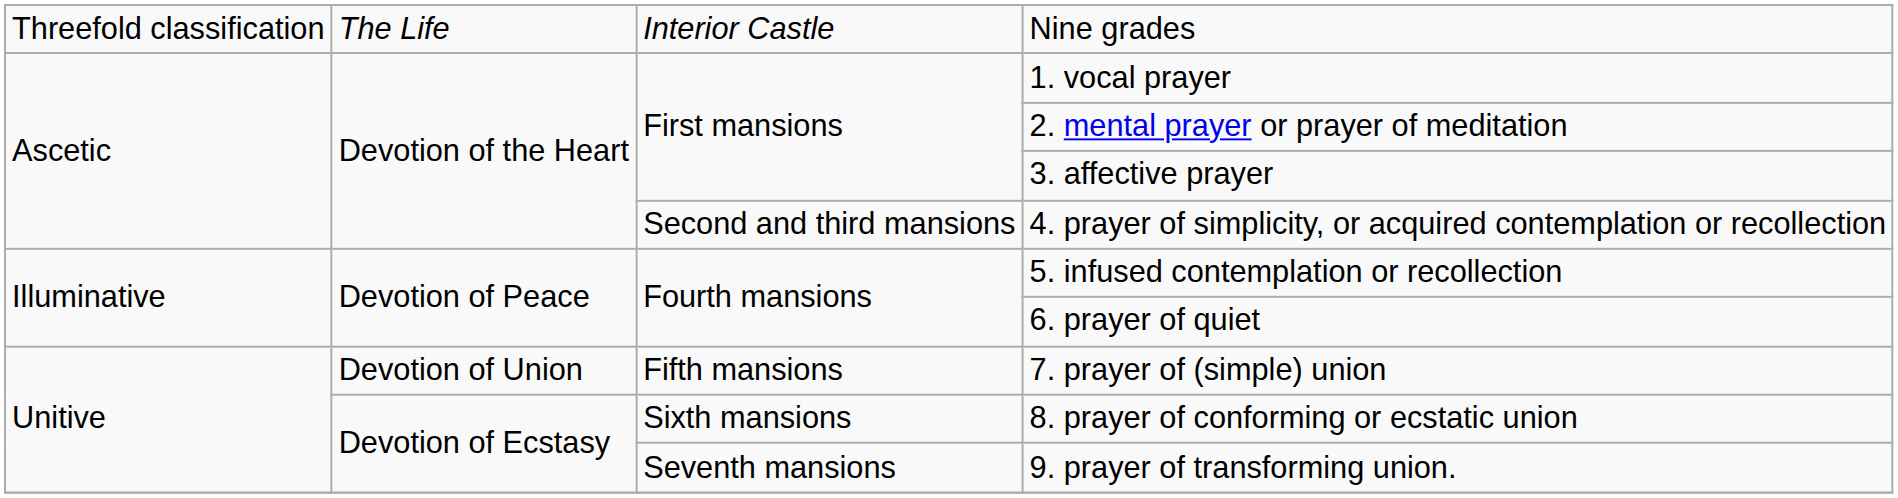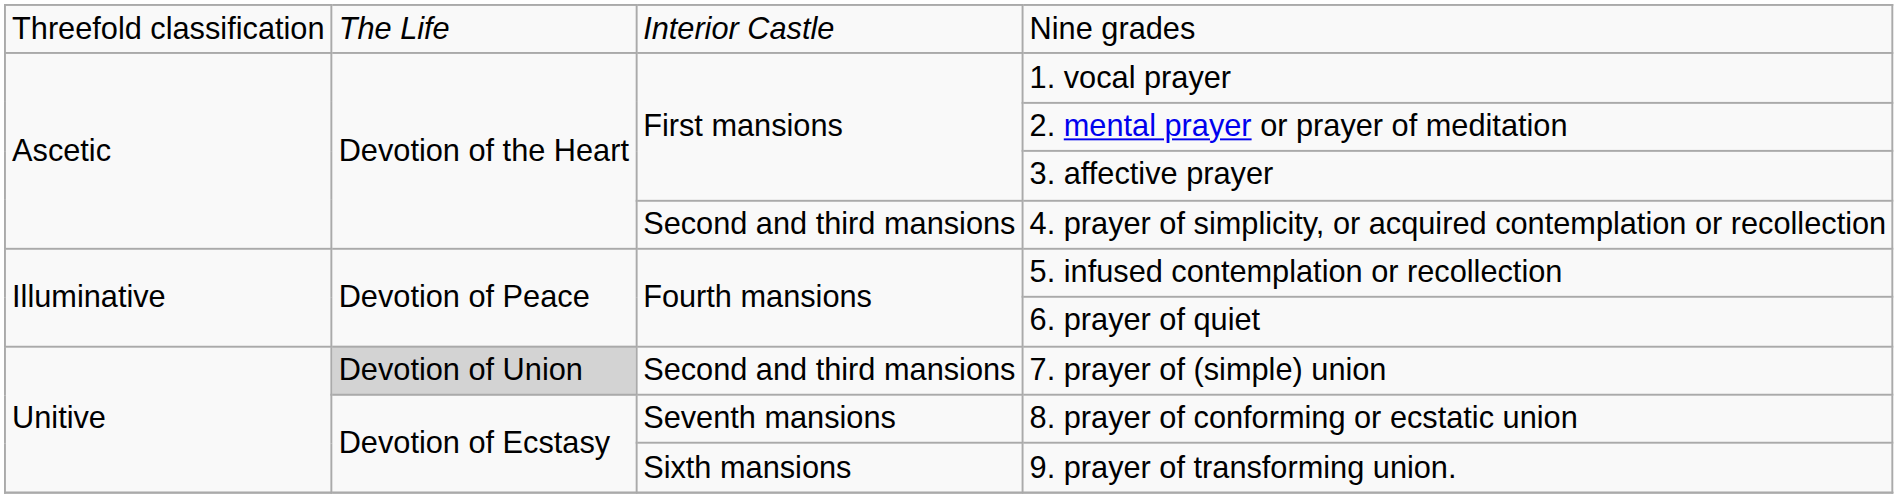(461, 369) no background -> (461, 369) lightgrey background
(743, 369) Fifth mansions -> (829, 369) Second and third mansions
(747, 418) Sixth mansions -> (770, 418) Seventh mansions
(770, 467) Seventh mansions -> (747, 467) Sixth mansions
